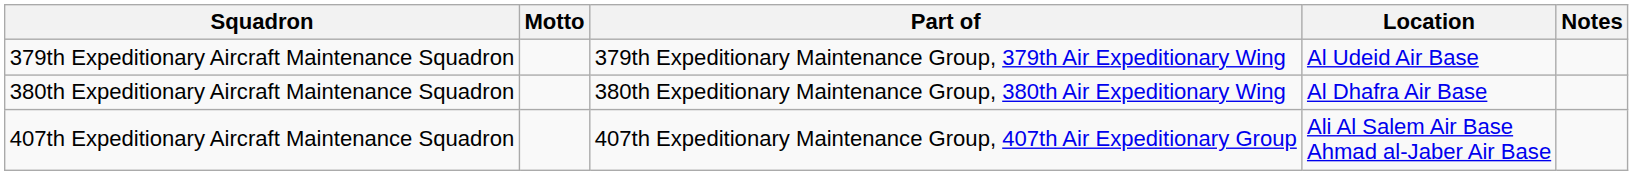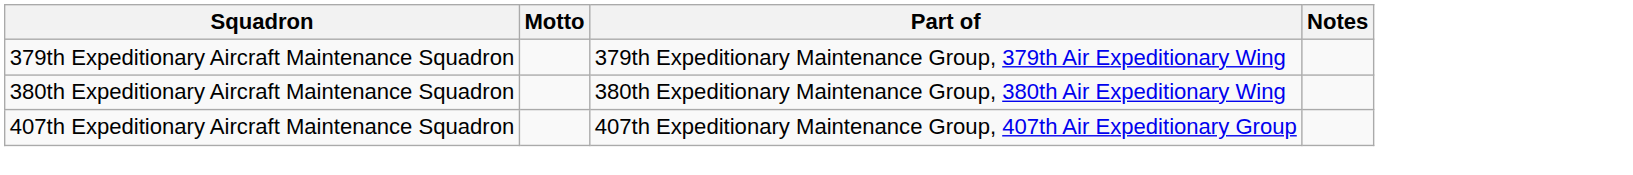- column: (1429, 22)
